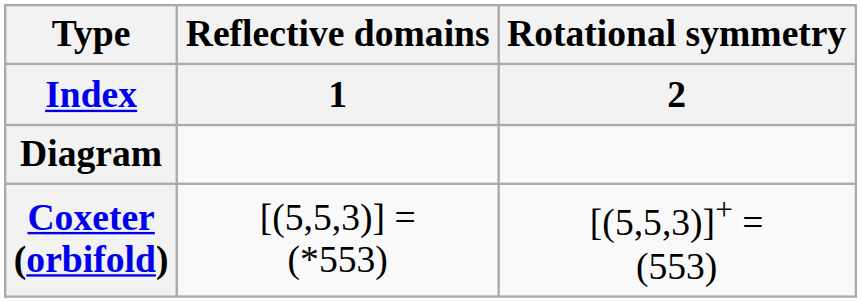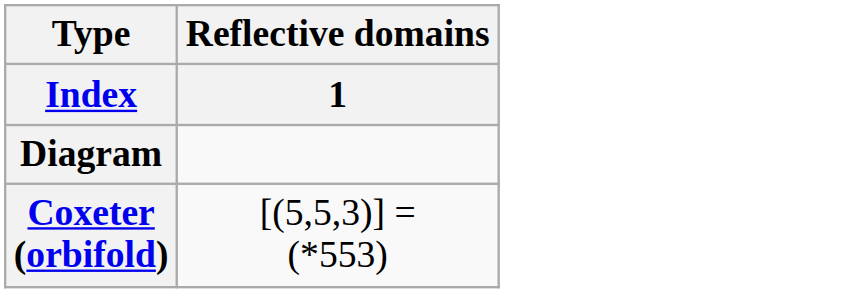- column: (677, 93)
